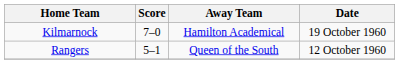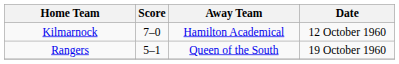(347, 31) 19 October 1960 -> (347, 31) 12 October 1960
(347, 50) 12 October 1960 -> (347, 50) 19 October 1960
